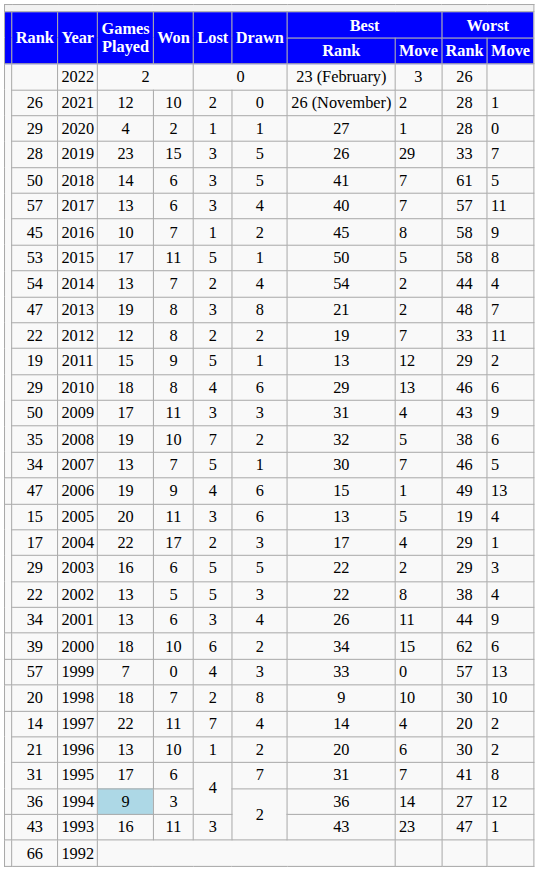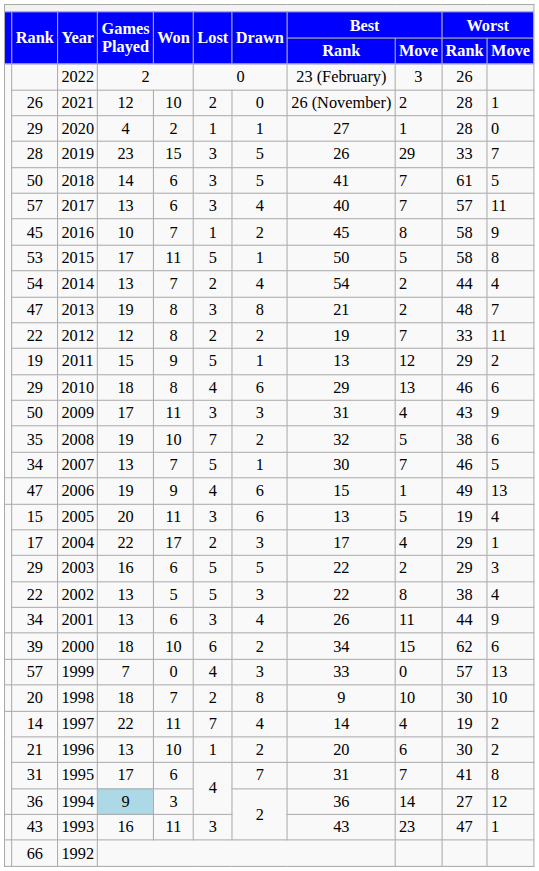(464, 723) 20 -> (464, 723) 19
